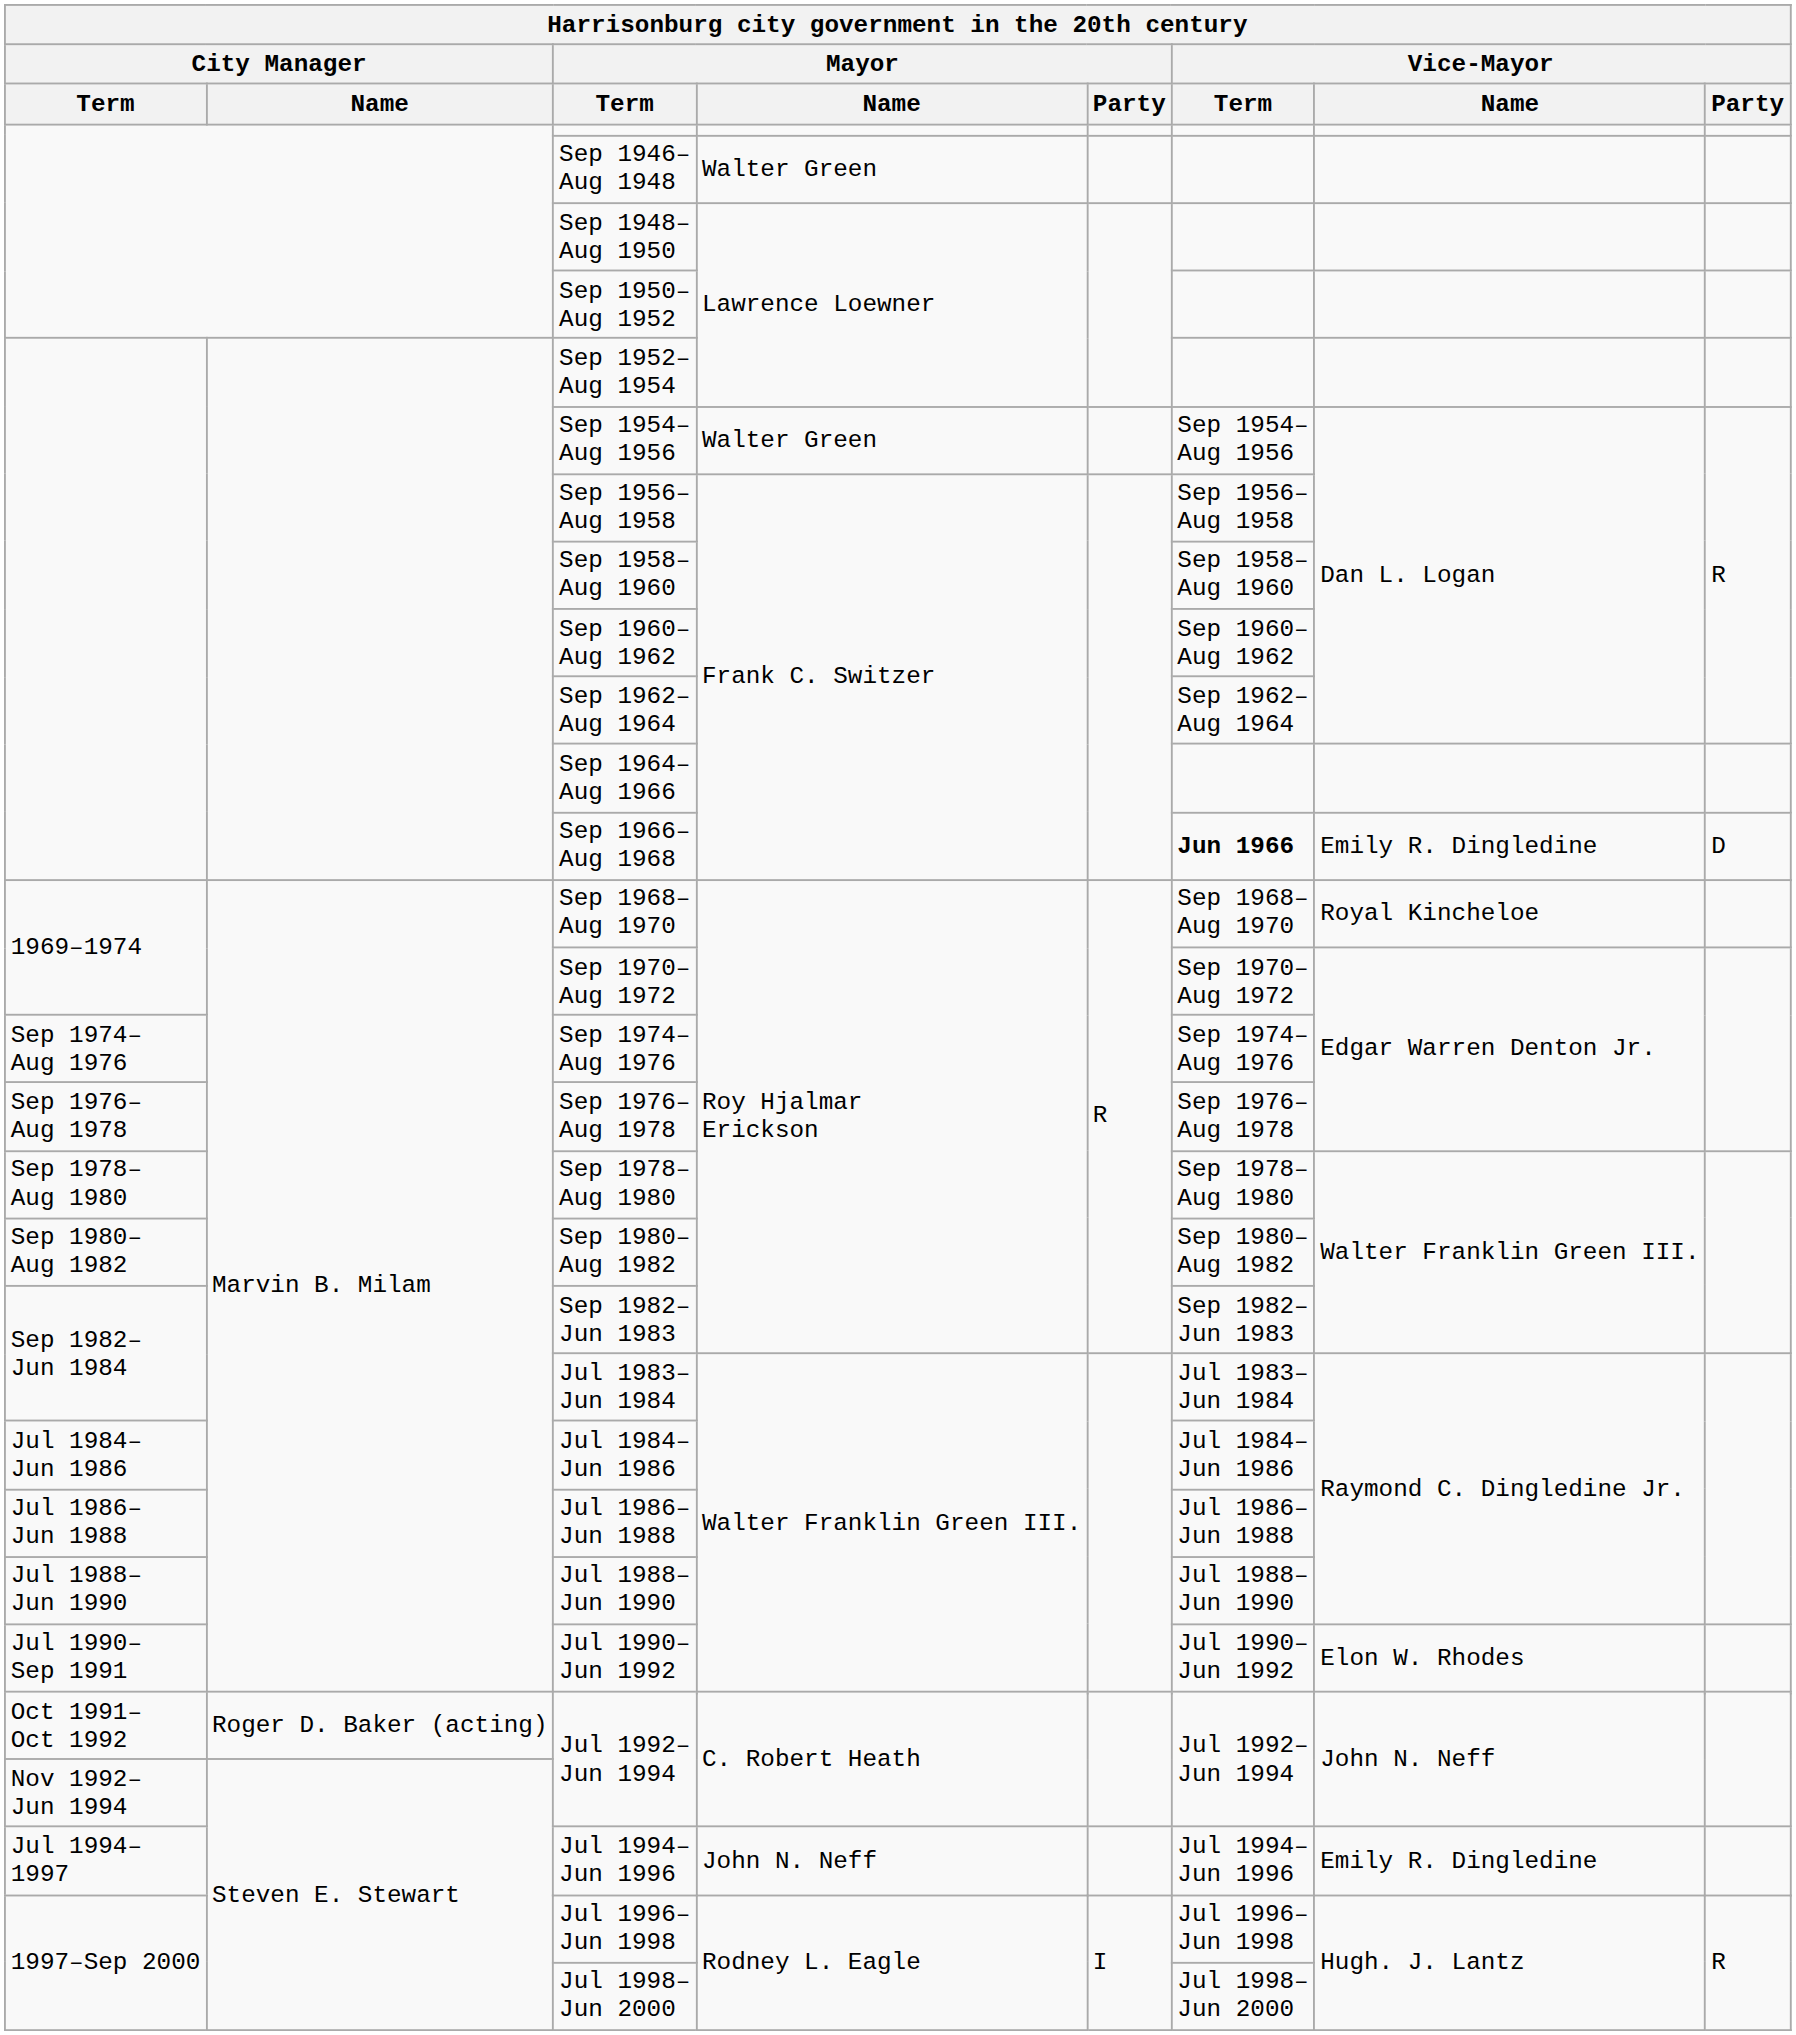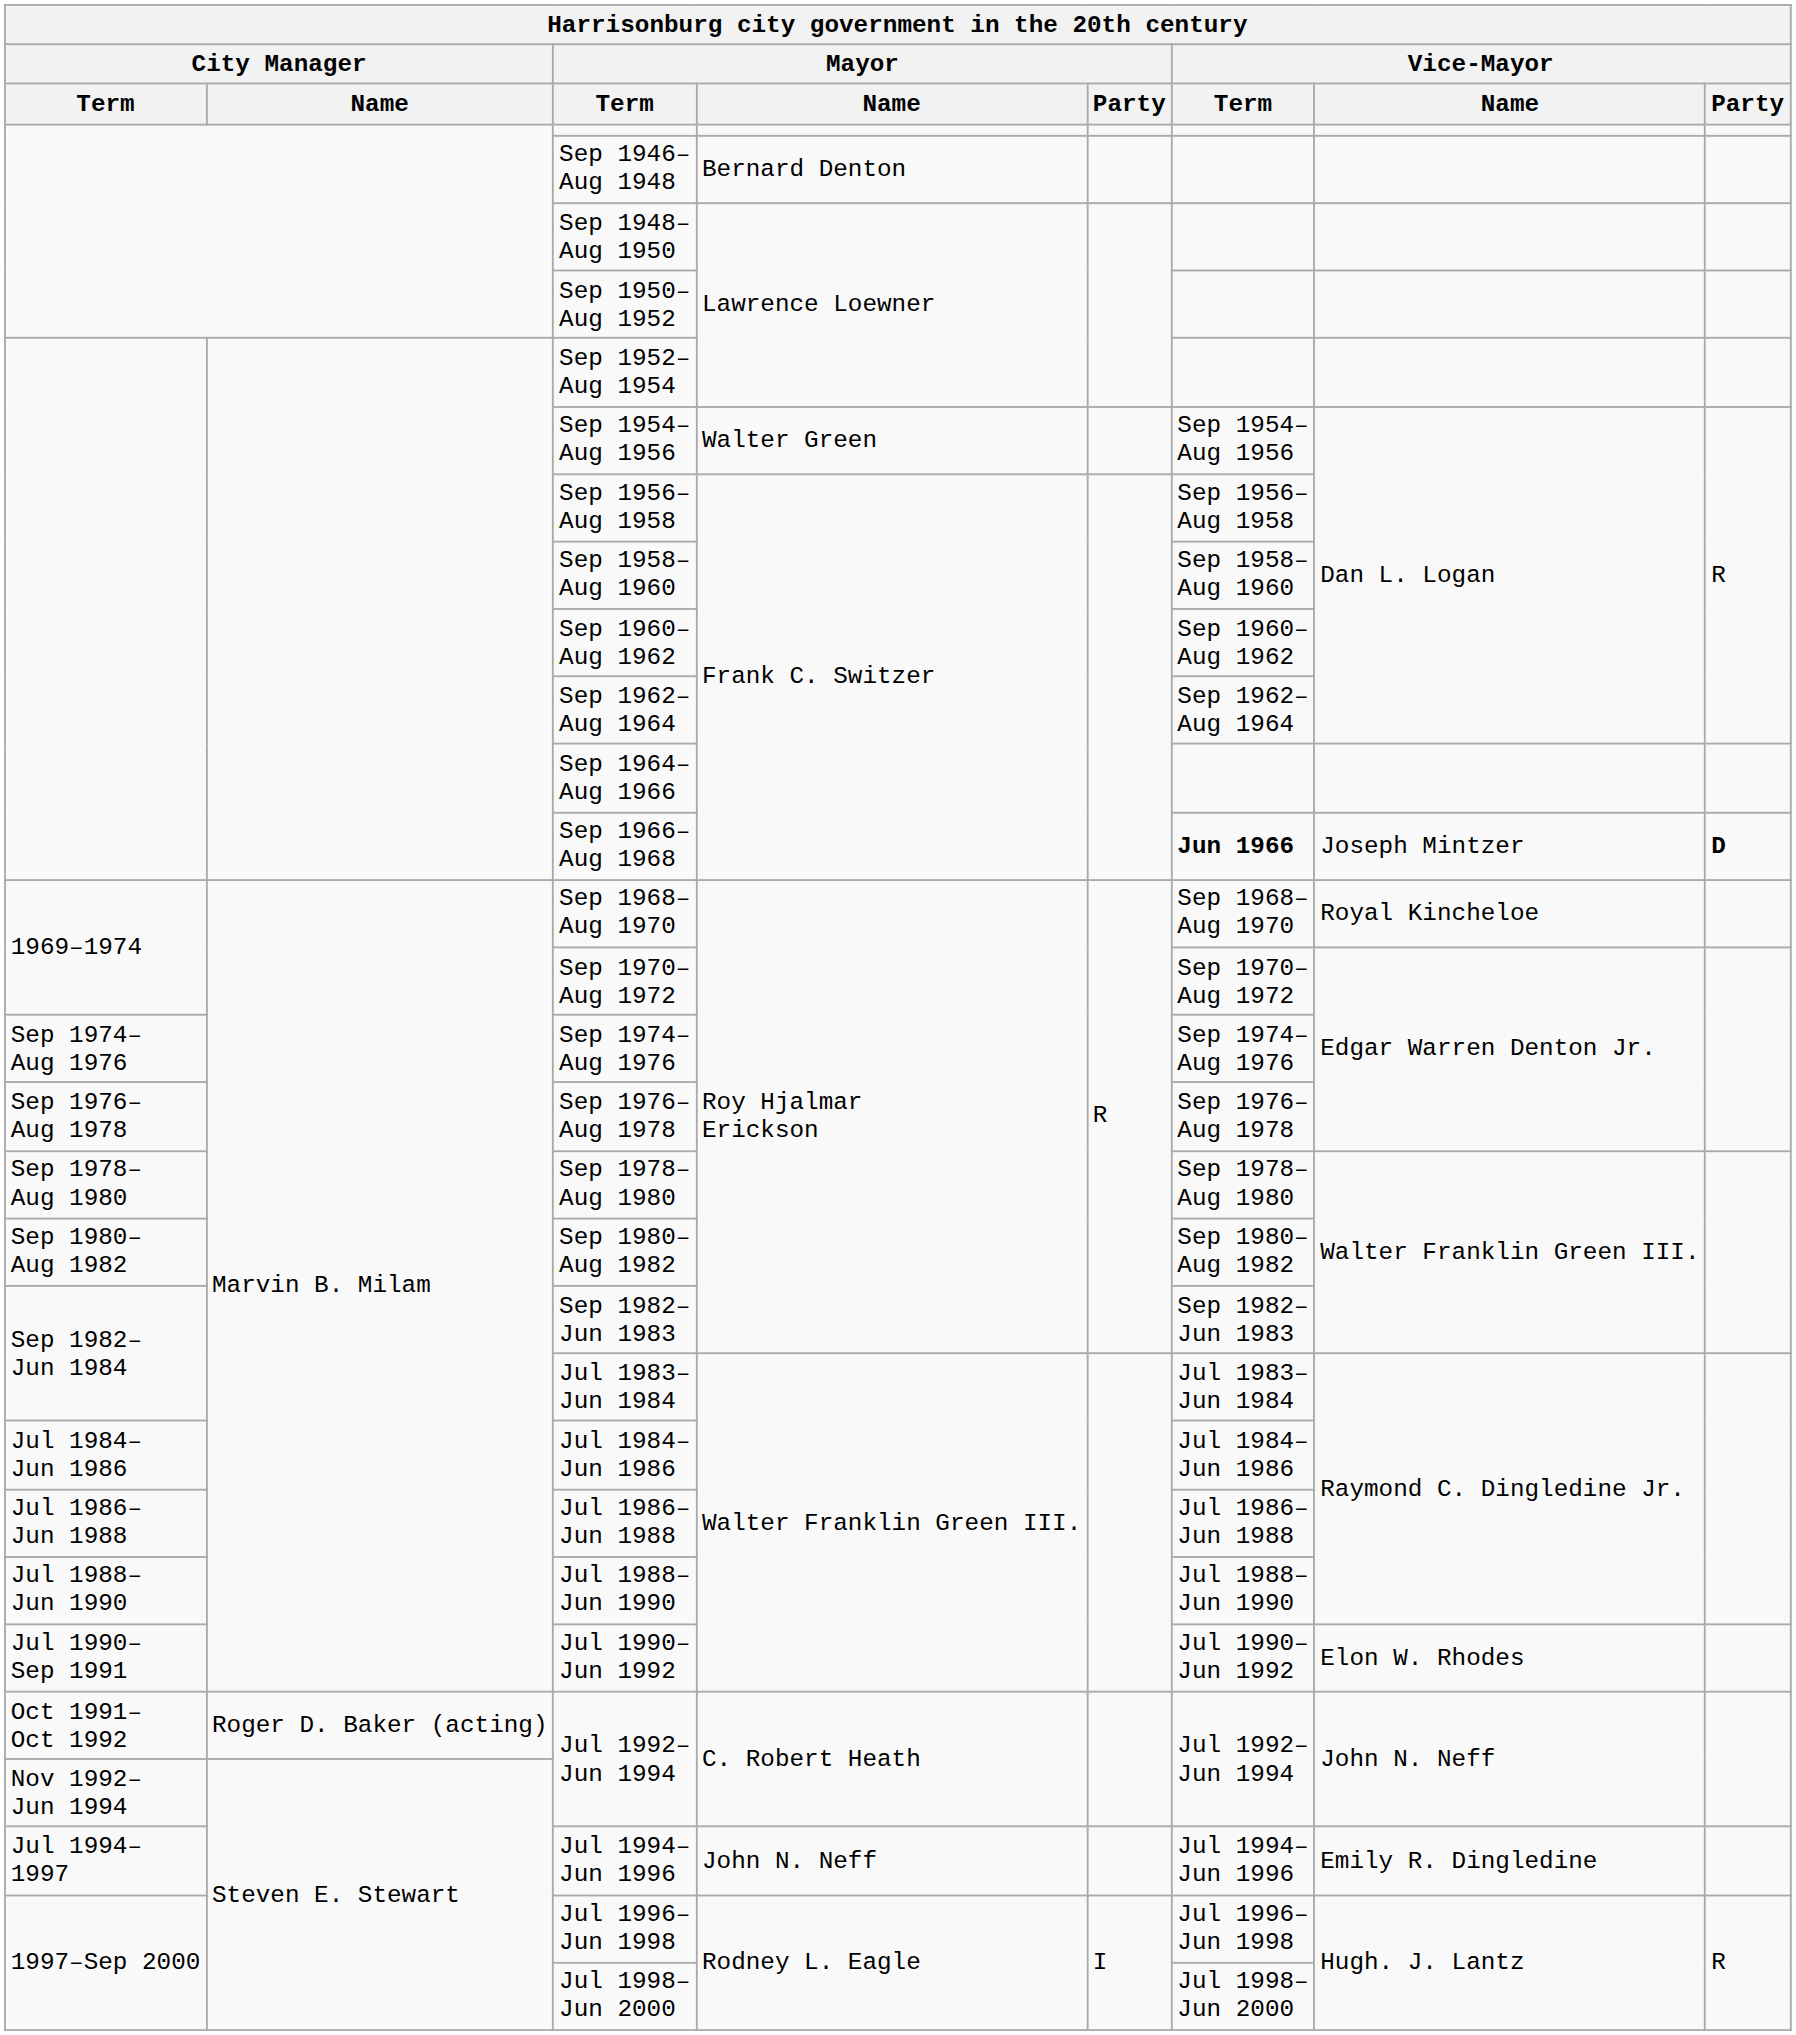(789, 169) Walter Green -> (804, 169) Bernard Denton
(1459, 846) Emily R. Dingledine -> (1422, 846) Joseph Mintzer
(1718, 846) normal -> (1718, 846) bold
